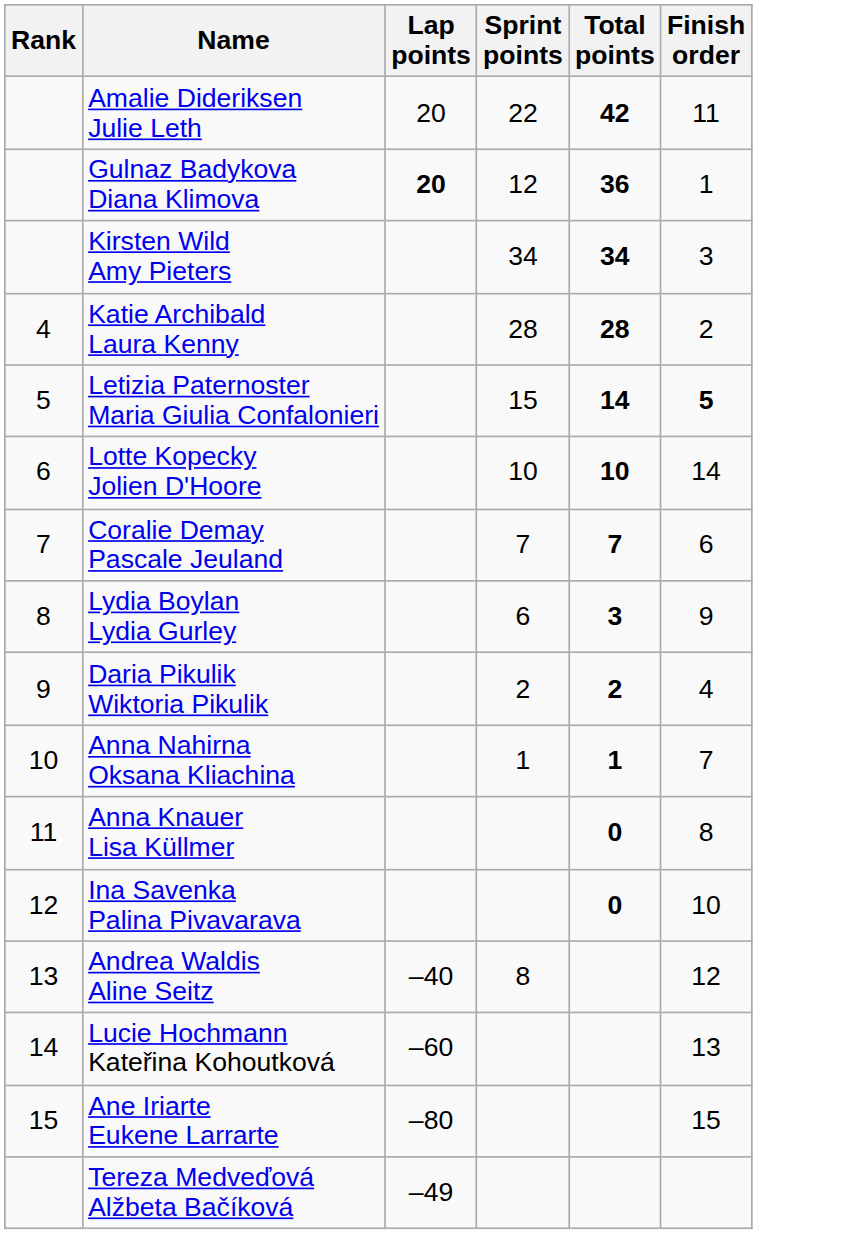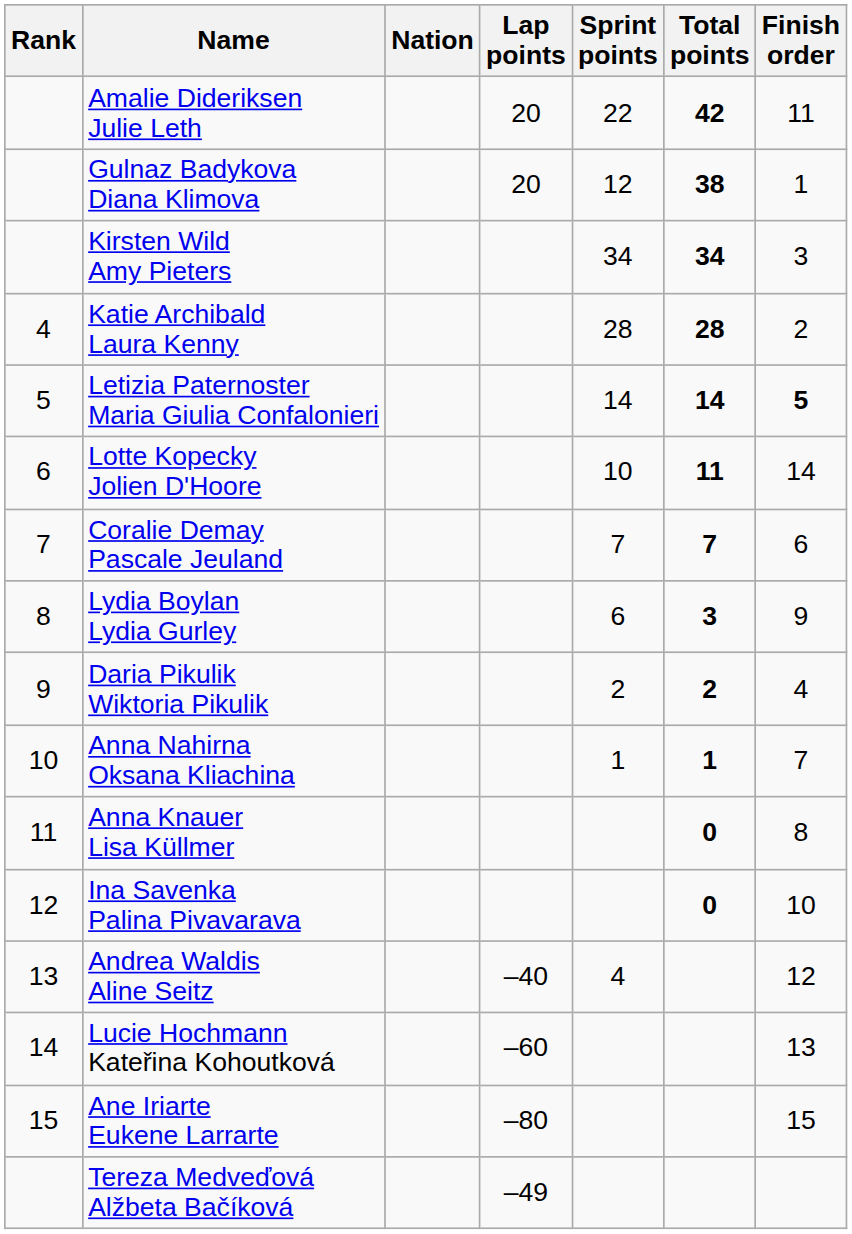+ column: (433, 40)
(431, 184) bold -> (526, 184) normal
(615, 184) 36 -> (710, 184) 38
(523, 400) 15 -> (618, 400) 14
(615, 472) 10 -> (710, 472) 11
(523, 976) 8 -> (618, 976) 4
